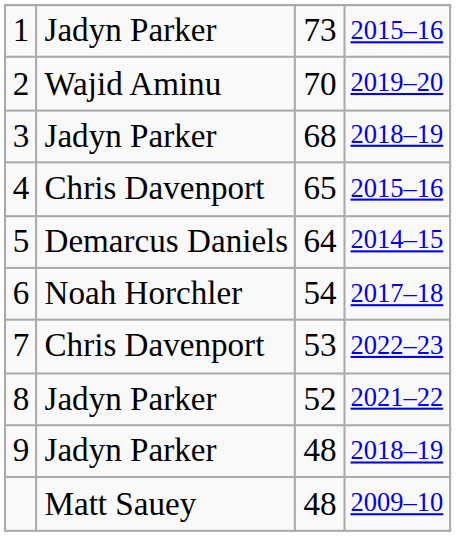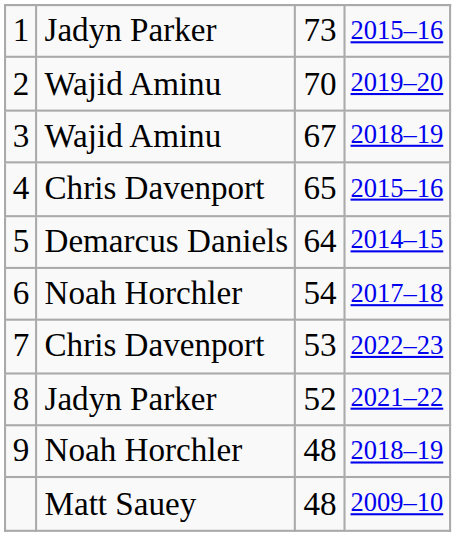(130, 135) Jadyn Parker -> (133, 135) Wajid Aminu
(320, 135) 68 -> (320, 135) 67
(130, 450) Jadyn Parker -> (143, 450) Noah Horchler
